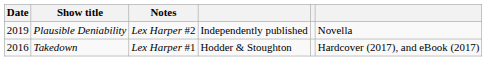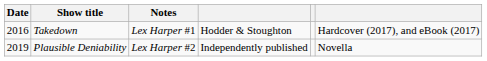rows swapped: (55, 47) <-> (80, 30)
